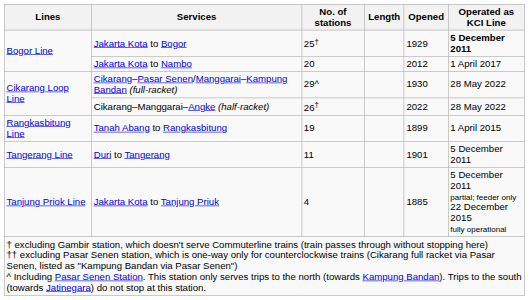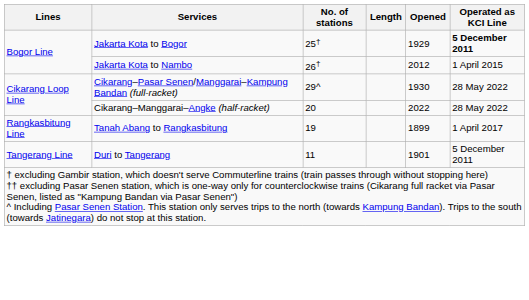(309, 64) 20 -> (313, 65) 26†
(476, 64) 1 April 2017 -> (478, 65) 1 April 2015
(311, 106) 26† -> (311, 108) 20
(476, 128) 1 April 2015 -> (478, 128) 1 April 2017
- row: (156, 202)
